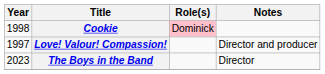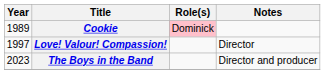(18, 28) 1998 -> (18, 28) 1989
(268, 45) Director and producer -> (236, 45) Director
(236, 61) Director -> (268, 61) Director and producer
